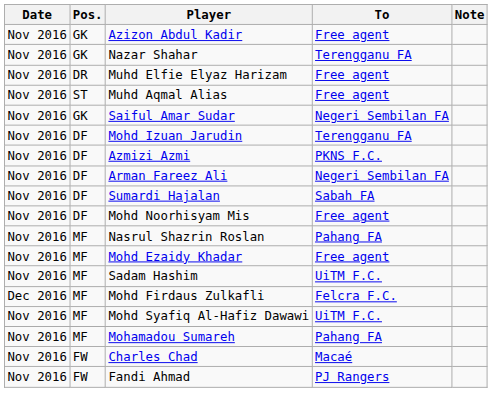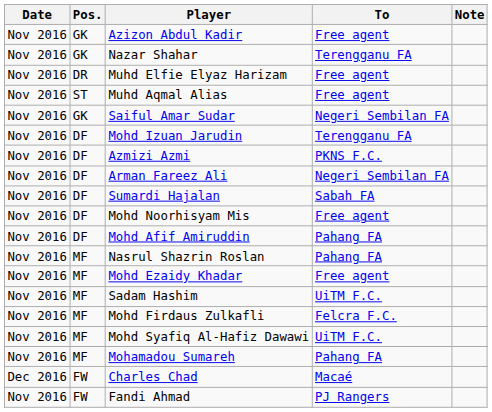+ row: (179, 236)
(37, 296) Dec 2016 -> (37, 316) Nov 2016
(37, 357) Nov 2016 -> (37, 377) Dec 2016
